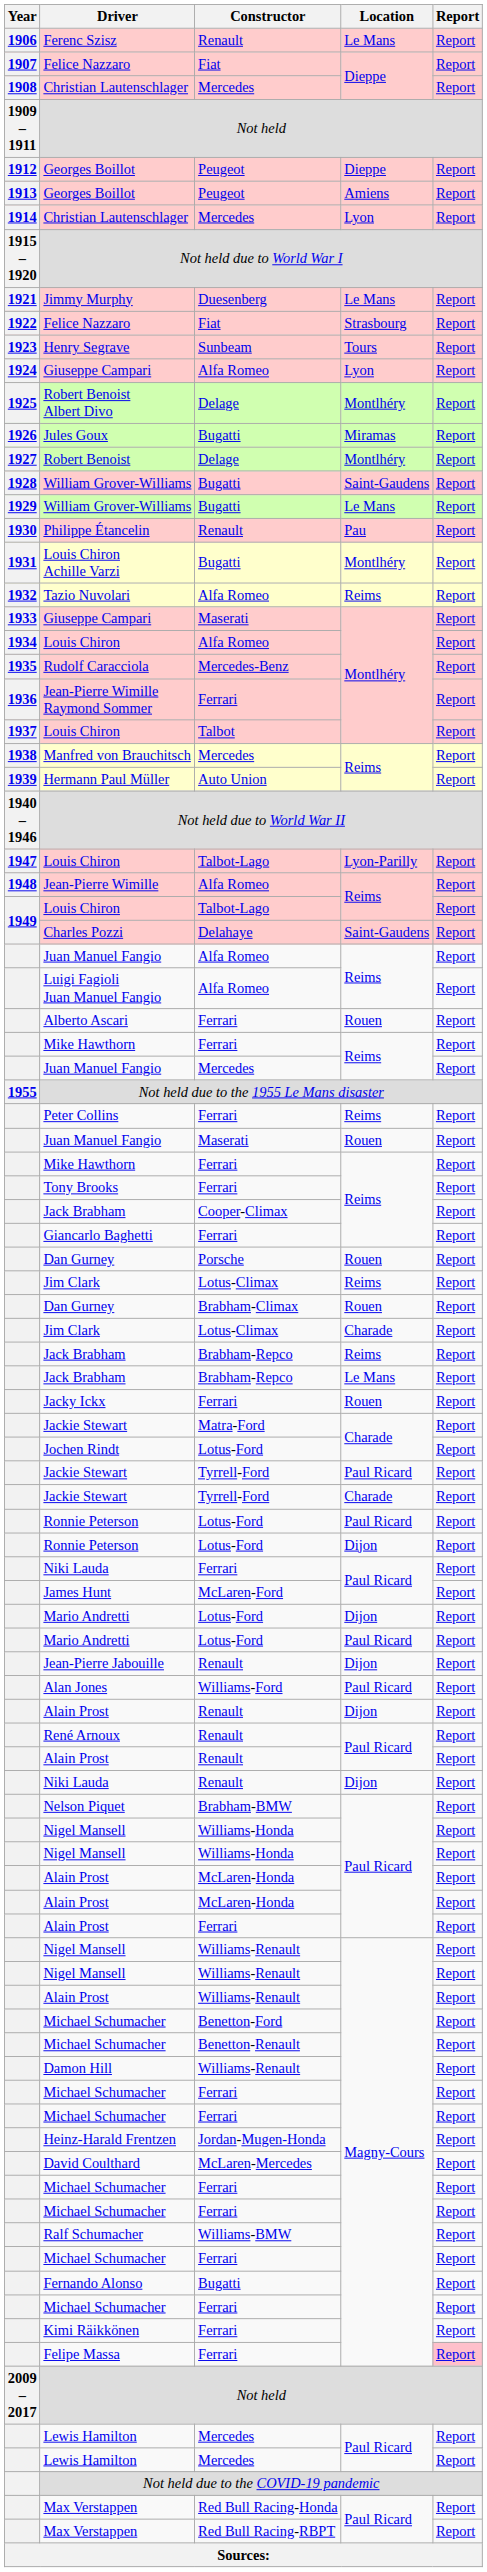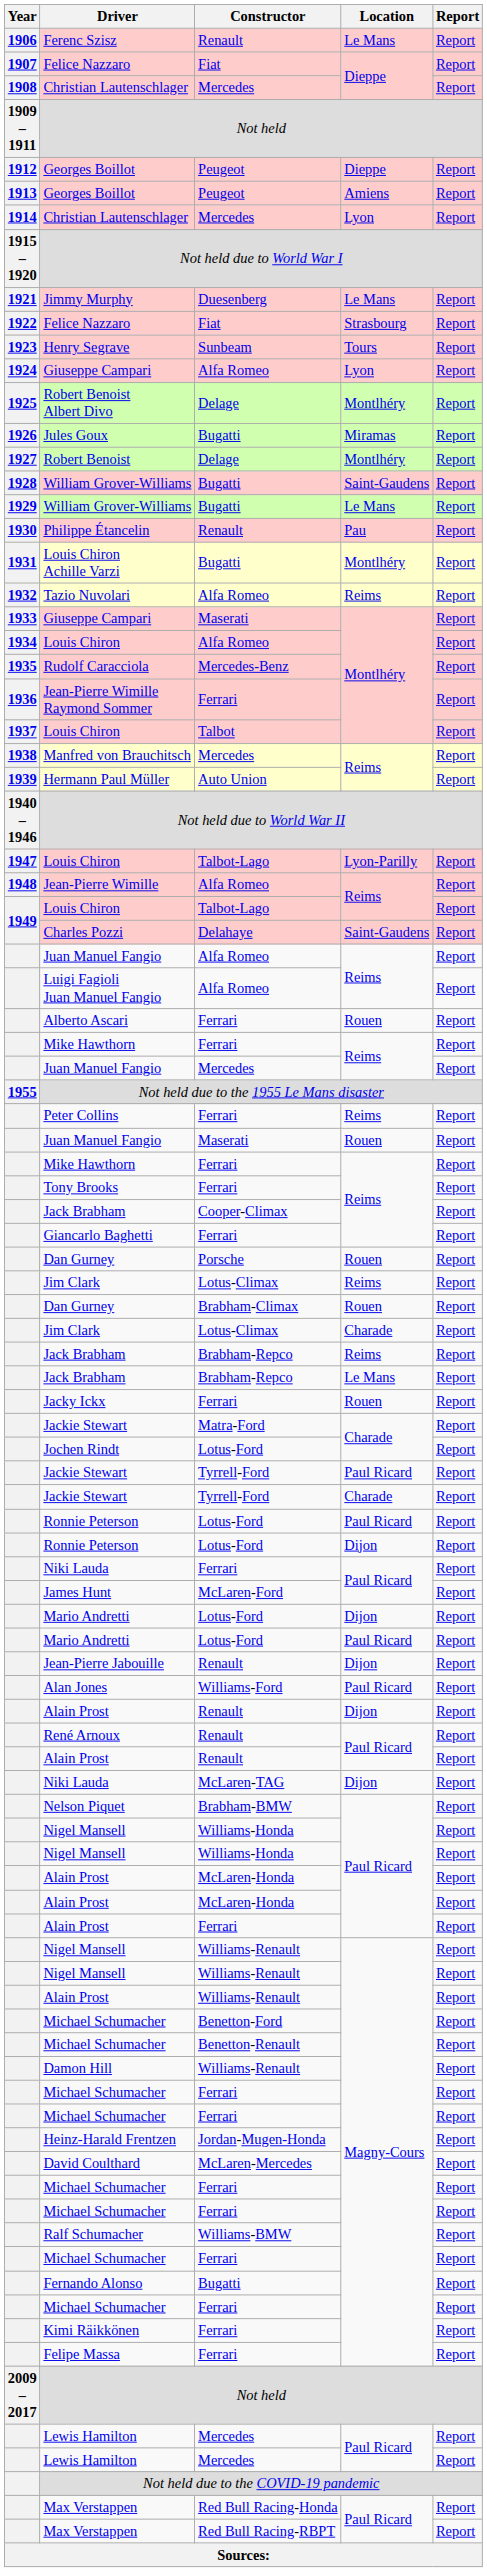(221, 1782) Renault -> (241, 1782) McLaren-TAG
(456, 2354) pink background -> (456, 2354) no background
